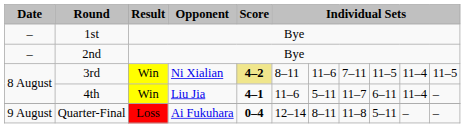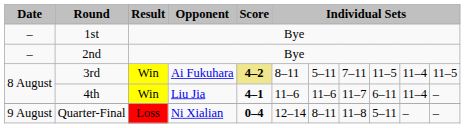(197, 73) Ni Xialian -> (202, 73) Ai Fukuhara
(324, 73) 11–6 -> (324, 73) 5–11
(324, 93) 5–11 -> (324, 93) 11–6
(202, 113) Ai Fukuhara -> (197, 113) Ni Xialian
